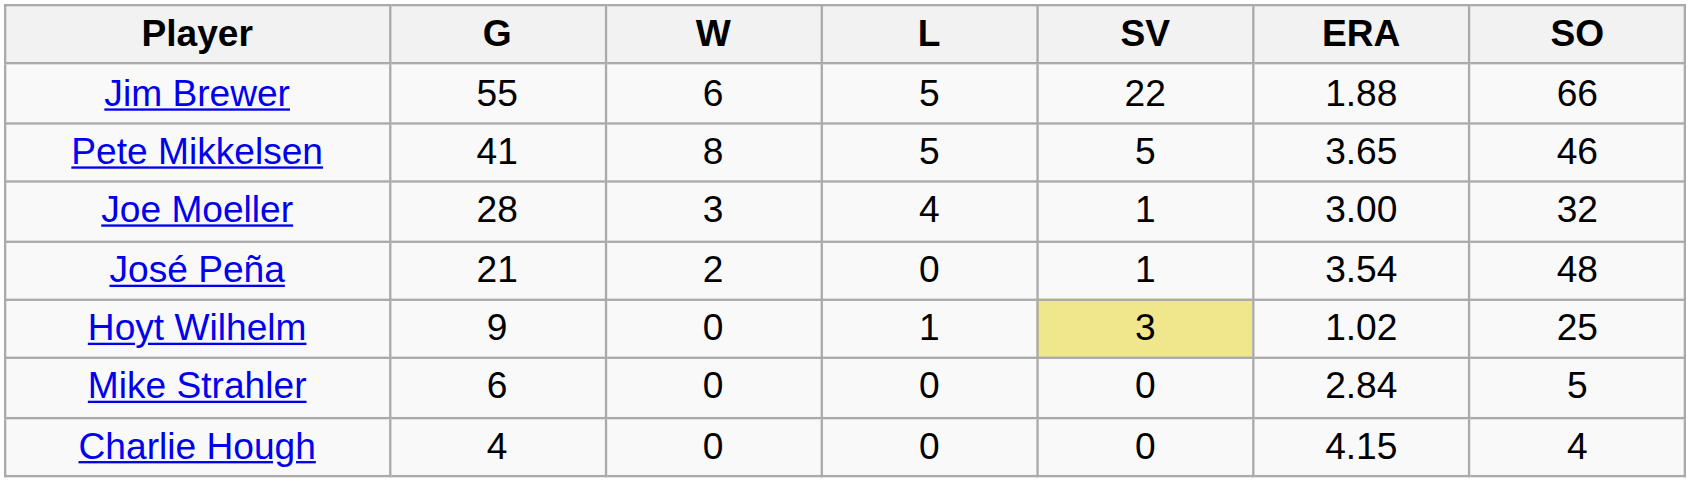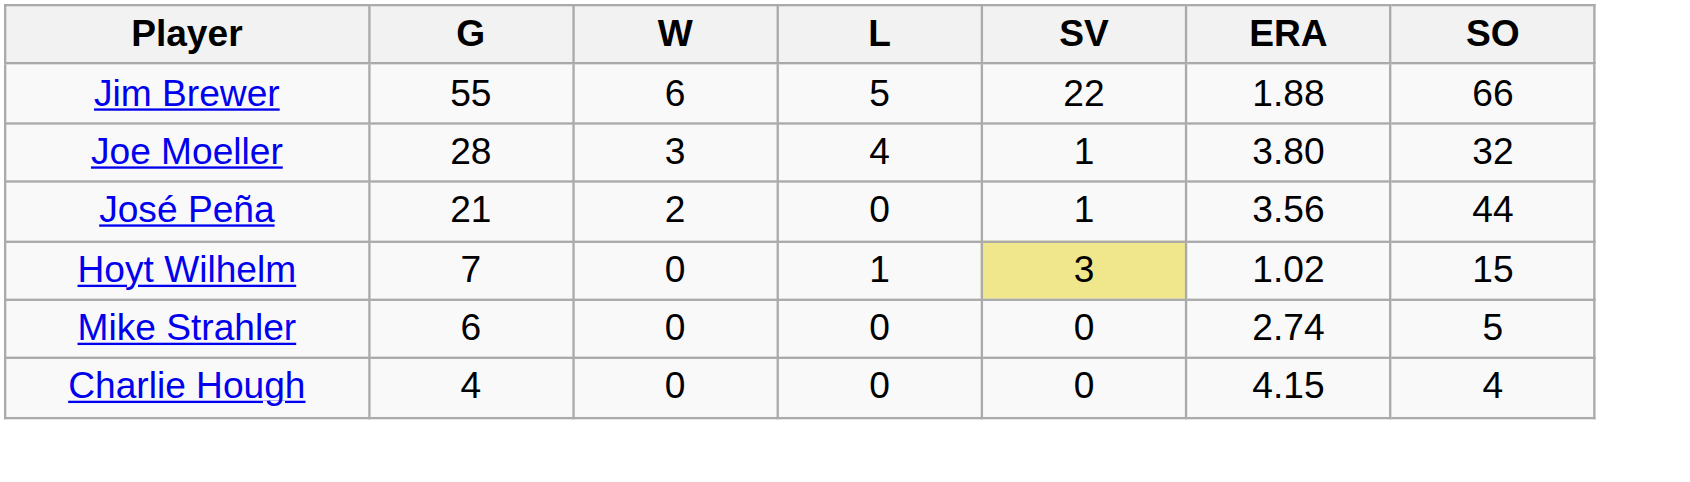- row: (197, 151)
(1361, 210) 3.00 -> (1288, 151) 3.80
(1361, 269) 3.54 -> (1288, 210) 3.56
(1577, 269) 48 -> (1493, 210) 44
(497, 328) 9 -> (471, 269) 7
(1577, 328) 25 -> (1493, 269) 15
(1361, 387) 2.84 -> (1288, 328) 2.74
